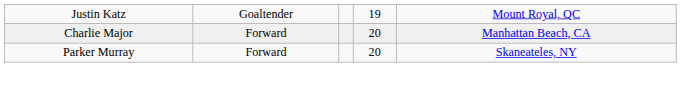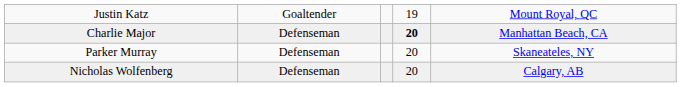(266, 33) Forward -> (309, 33) Defenseman
(375, 33) normal -> (412, 33) bold
(266, 52) Forward -> (309, 52) Defenseman
+ row: (121, 71)
